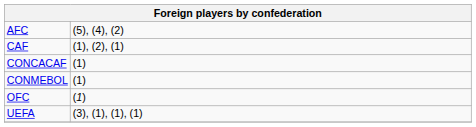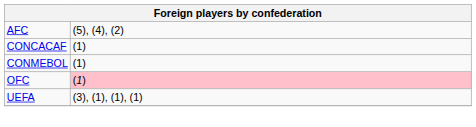- row: (18, 47)
(79, 97) no background -> (79, 81) pink background
